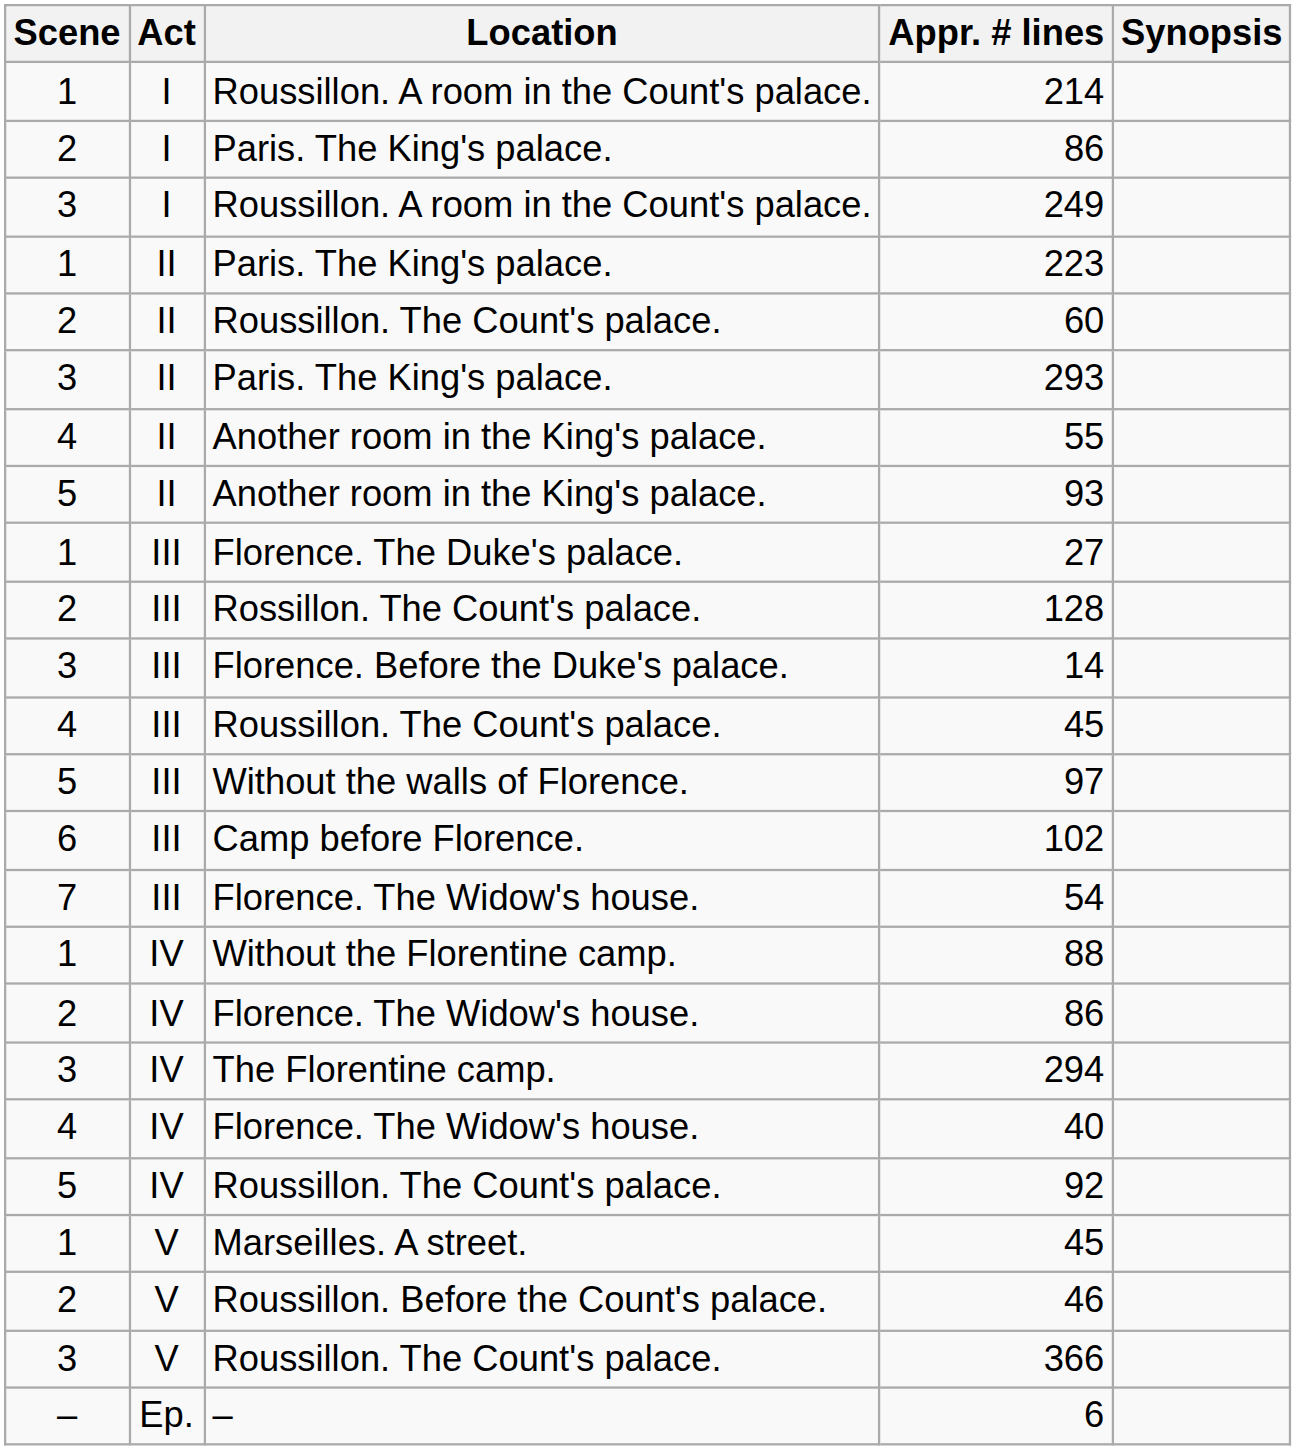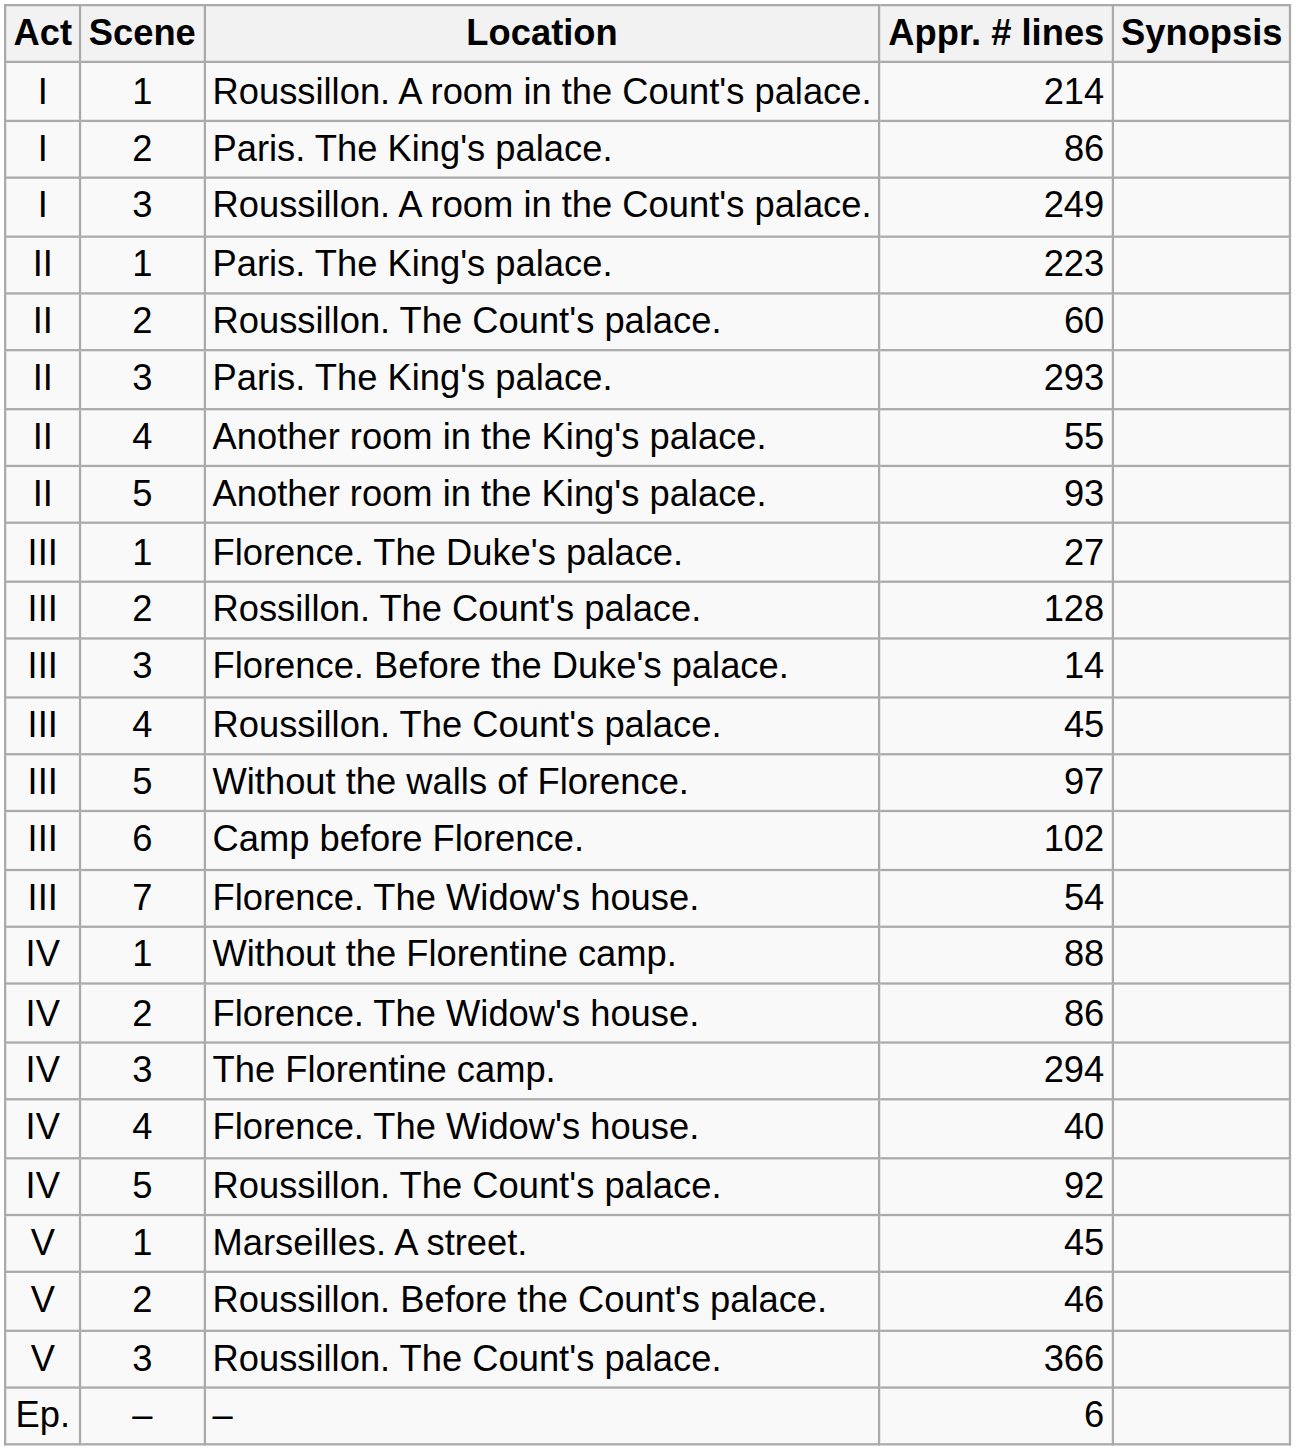columns swapped: (167, 33) <-> (67, 33)
